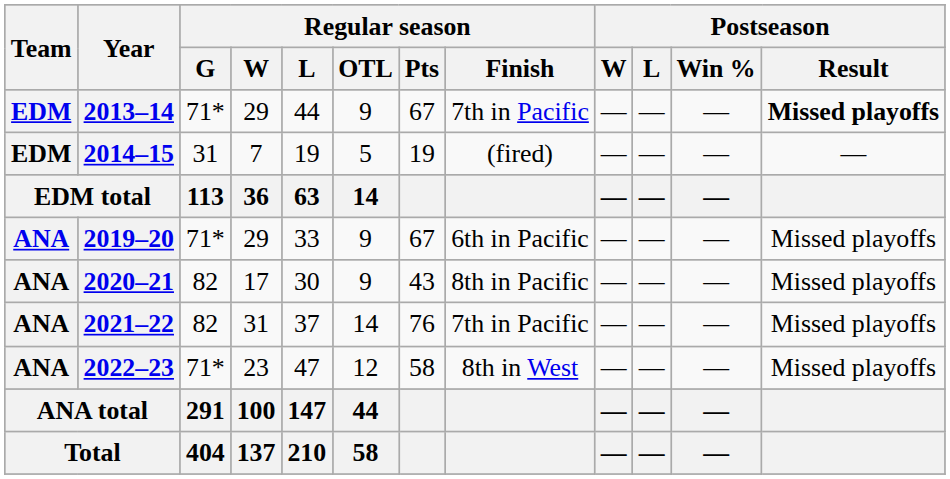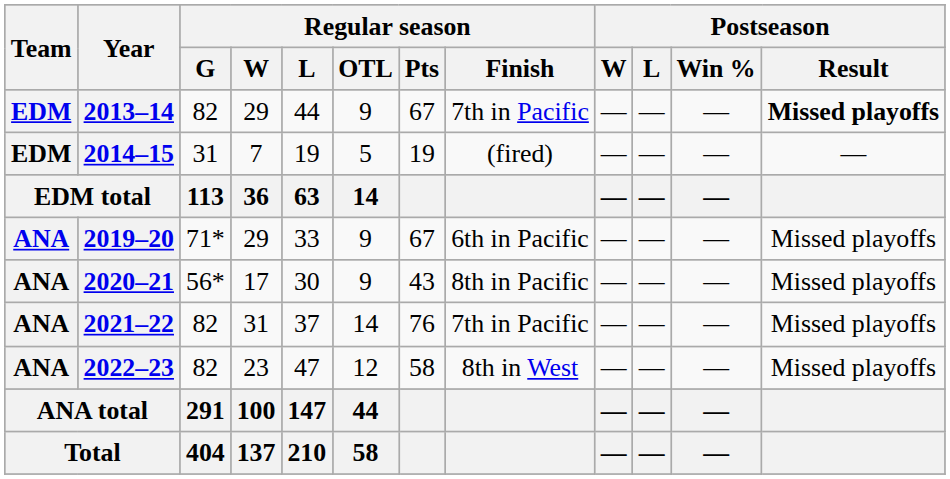(205, 111) 71* -> (205, 111) 82
(205, 281) 82 -> (205, 281) 56*
(205, 366) 71* -> (205, 366) 82
